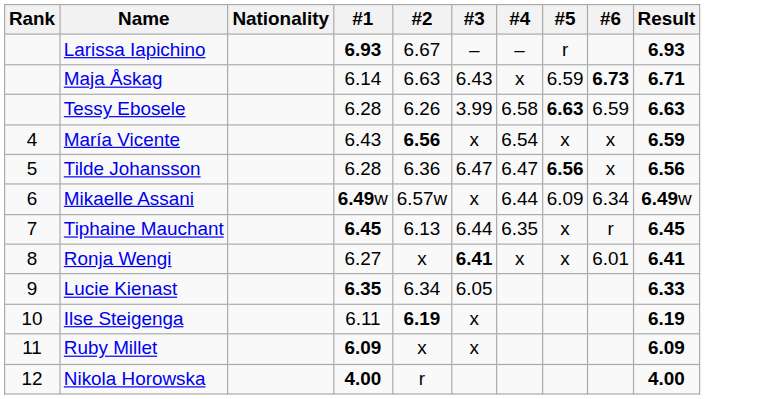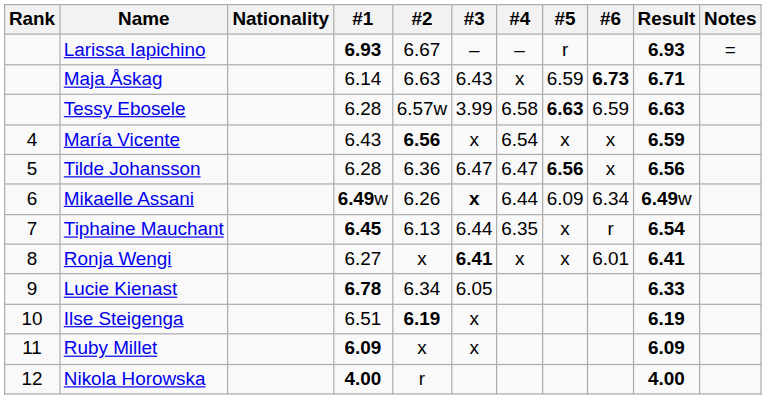+ column: (730, 19)
(422, 109) 6.26 -> (422, 109) 6.57w
(422, 199) 6.57w -> (422, 199) 6.26
(474, 199) normal -> (474, 199) bold
(666, 229) 6.45 -> (666, 229) 6.54
(363, 288) 6.35 -> (363, 288) 6.78
(363, 318) 6.11 -> (363, 318) 6.51
